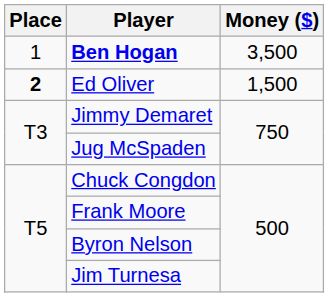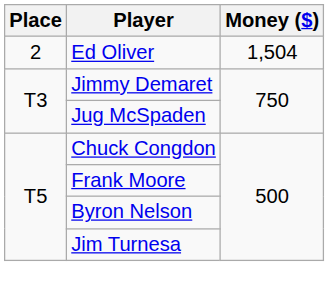- row: (124, 52)
(36, 84) bold -> (36, 52) normal
(272, 84) 1,500 -> (272, 52) 1,504
